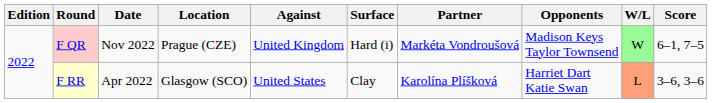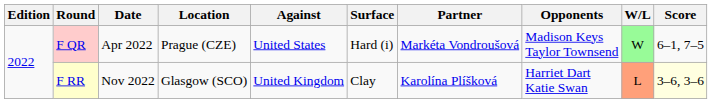(128, 44) Nov 2022 -> (127, 44) Apr 2022
(299, 44) United Kingdom -> (289, 44) United States
(127, 80) Apr 2022 -> (128, 80) Nov 2022
(289, 80) United States -> (299, 80) United Kingdom
(680, 80) no background -> (680, 80) lightyellow background
